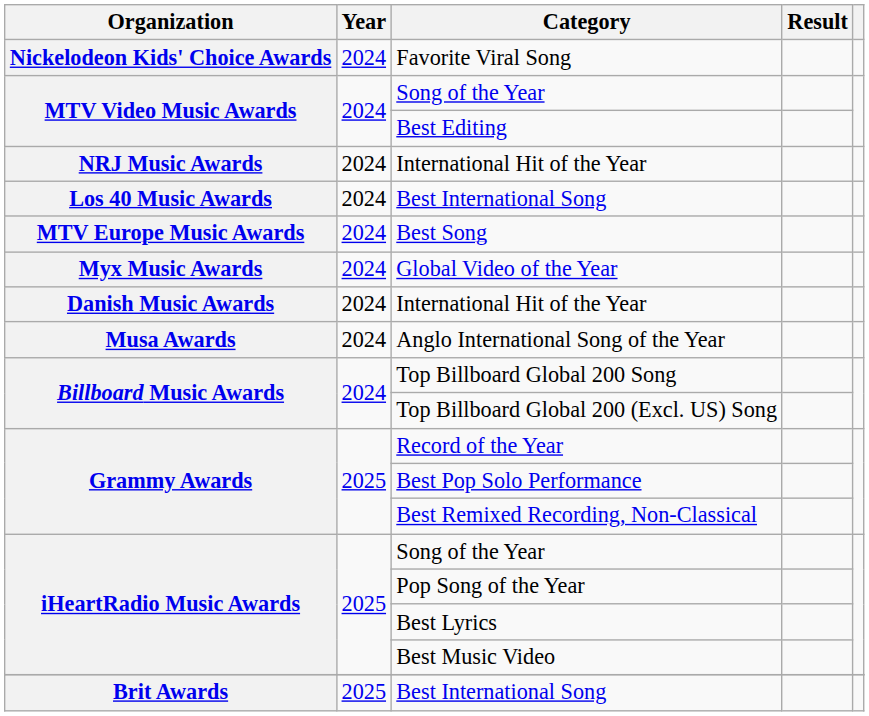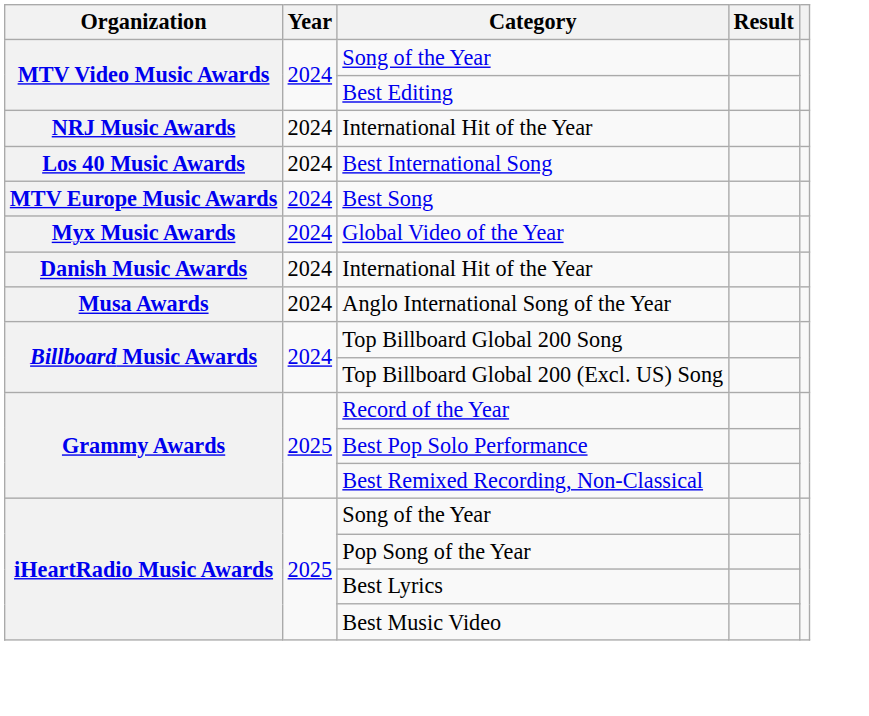- row: (171, 57)
- row: (171, 692)
